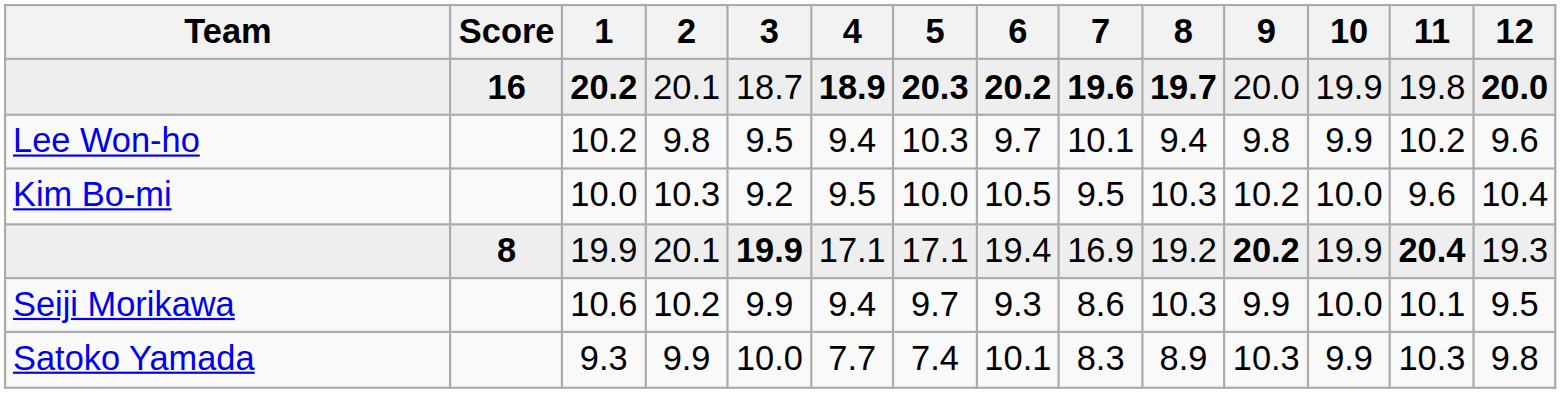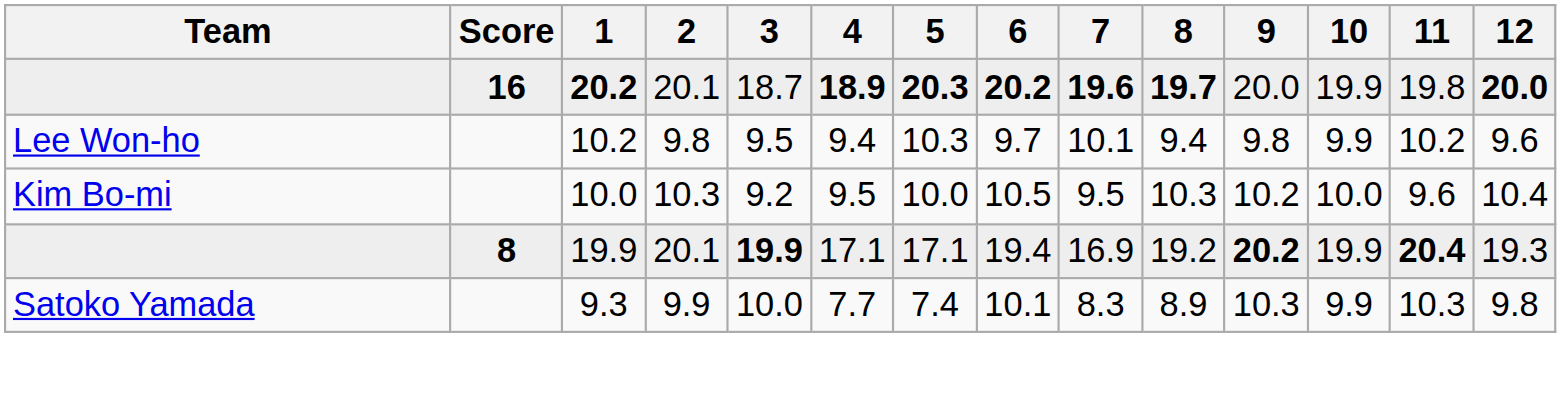- row: (604, 304)
